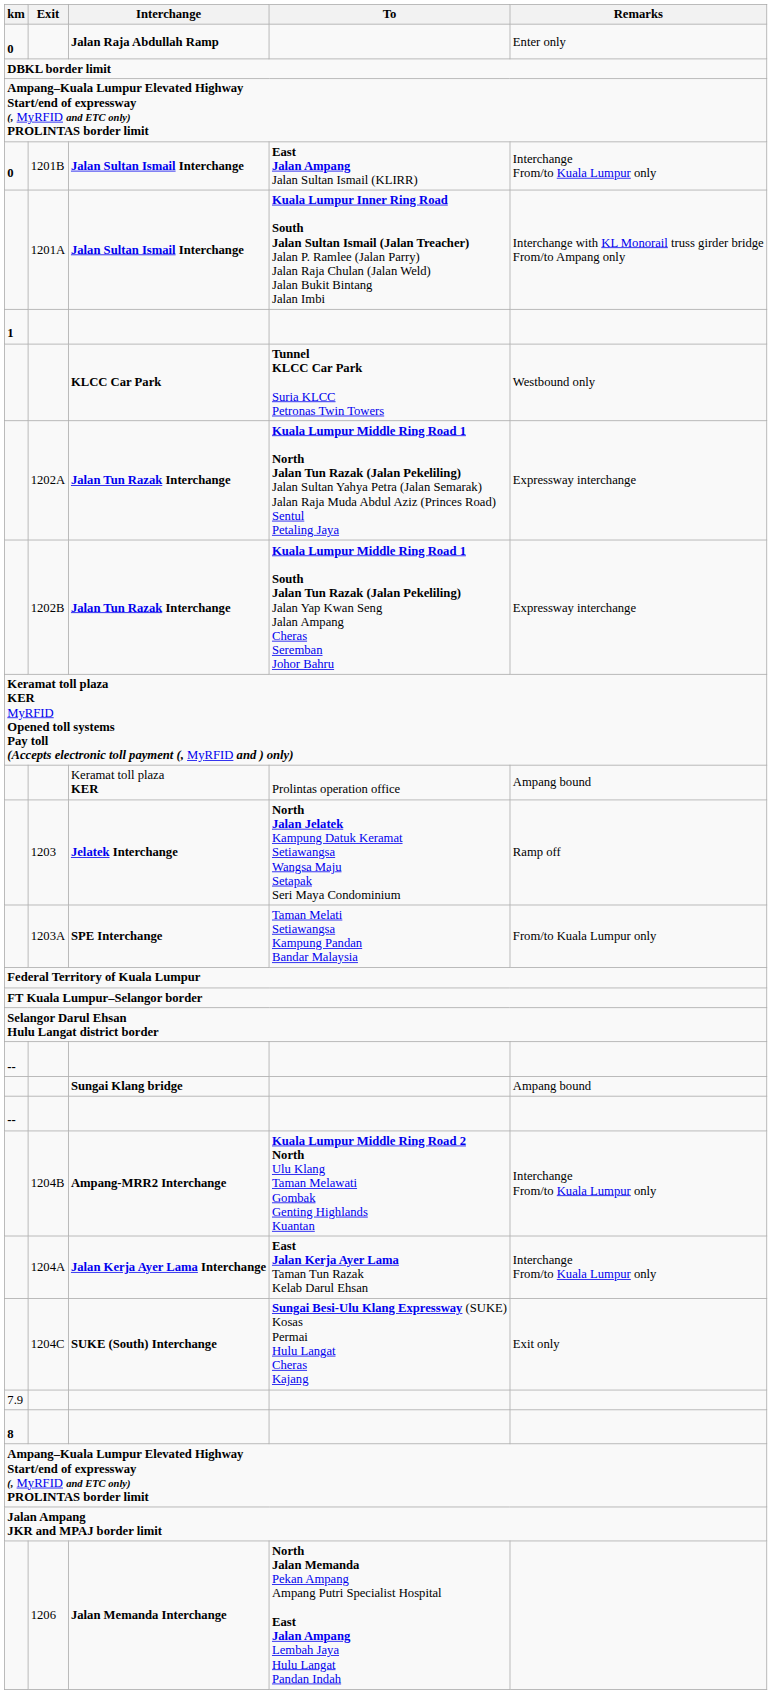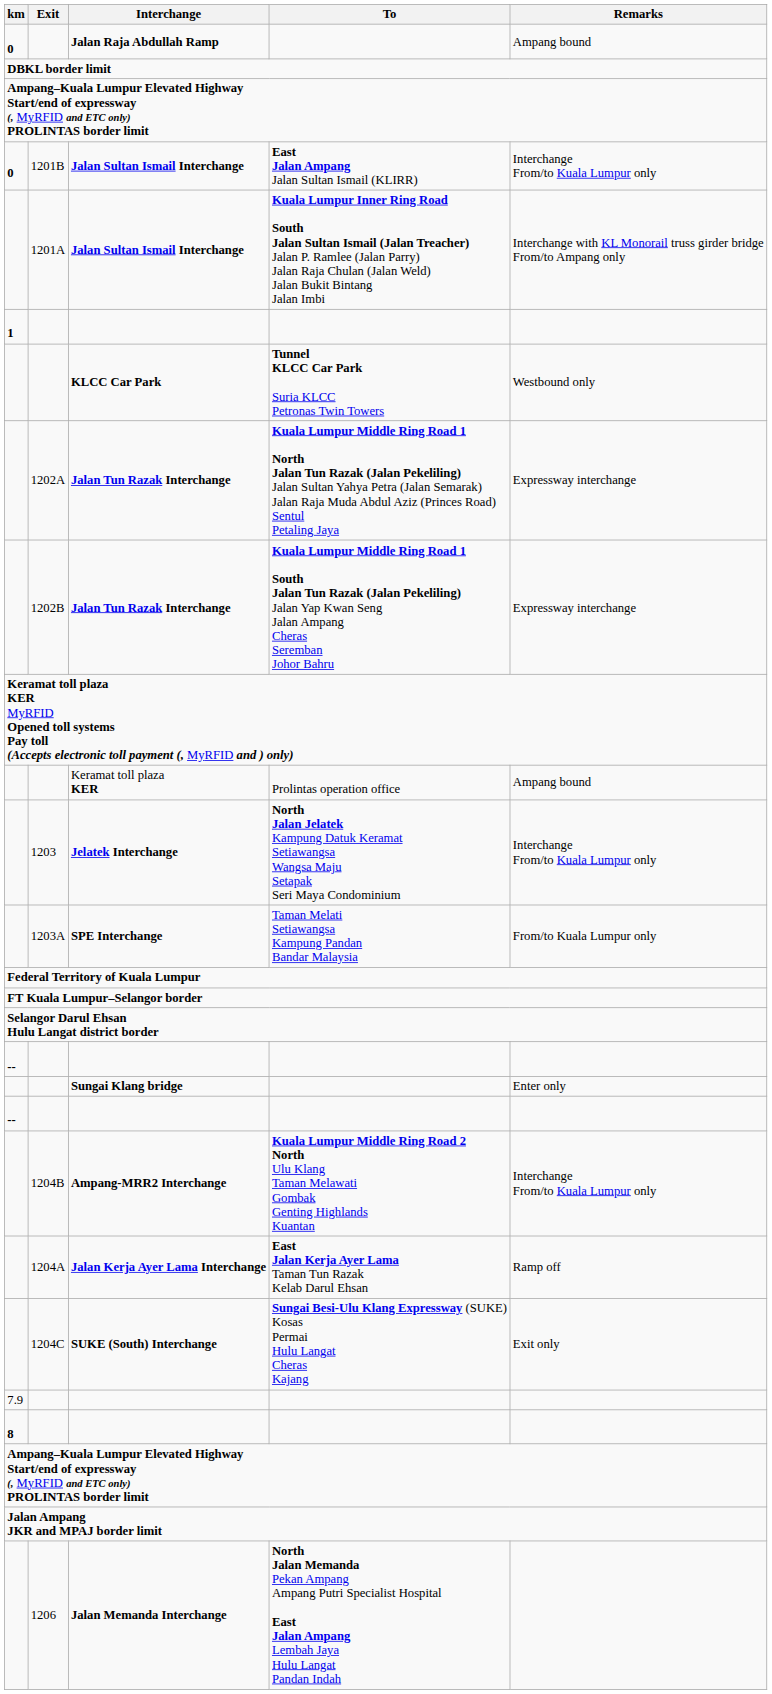(539, 41) Enter only -> (552, 41) Ampang bound
(537, 852) Ramp off -> (585, 852) Interchange From/to Kuala Lumpur only
(552, 1086) Ampang bound -> (539, 1086) Enter only
(585, 1267) Interchange From/to Kuala Lumpur only -> (537, 1267) Ramp off
